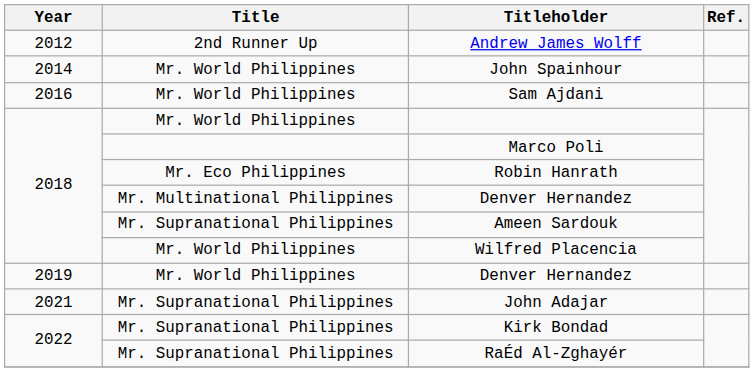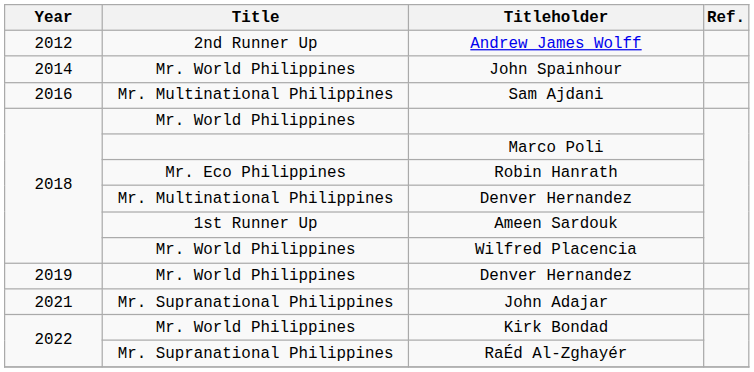(256, 95) Mr. World Philippines -> (256, 95) Mr. Multinational Philippines
(256, 224) Mr. Supranational Philippines -> (256, 224) 1st Runner Up
(256, 328) Mr. Supranational Philippines -> (256, 328) Mr. World Philippines
